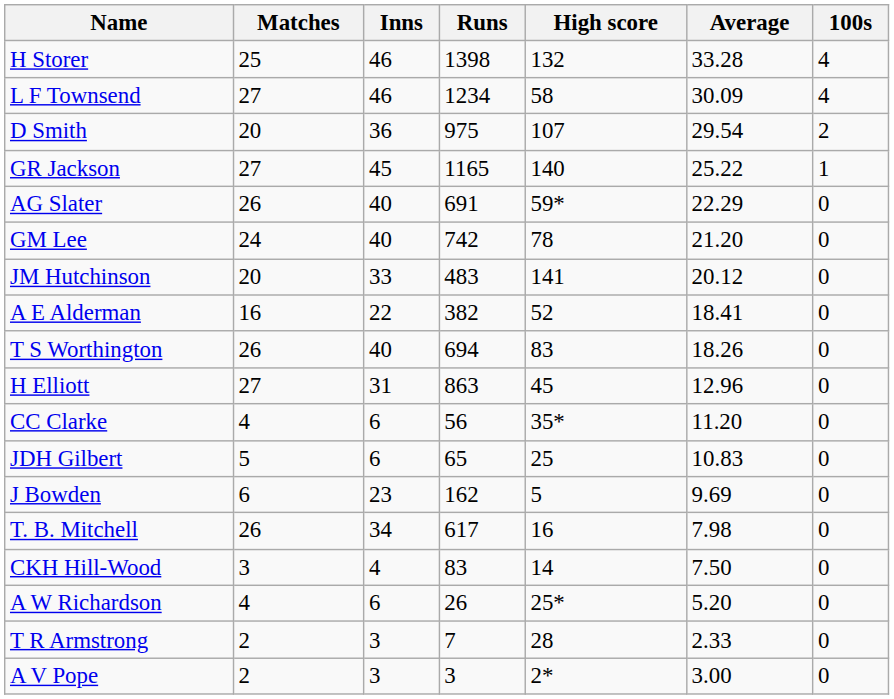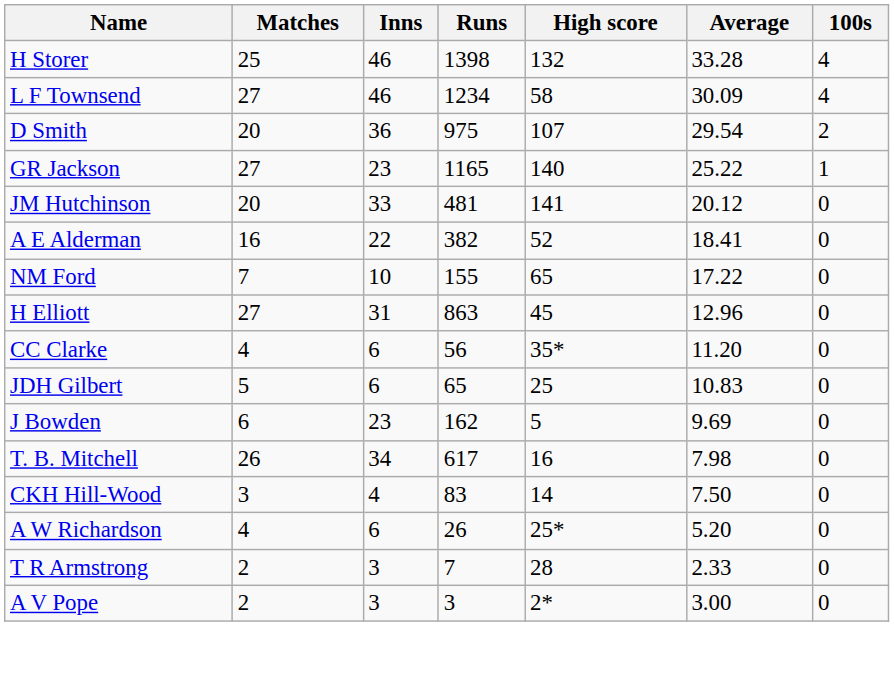(380, 167) 45 -> (380, 167) 23
- row: (56, 204)
- row: (48, 240)
(462, 276) 483 -> (461, 204) 481
- row: (86, 349)
+ row: (53, 276)
